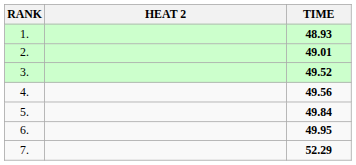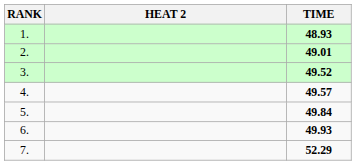(319, 92) 49.56 -> (319, 92) 49.57
(319, 131) 49.95 -> (319, 131) 49.93
